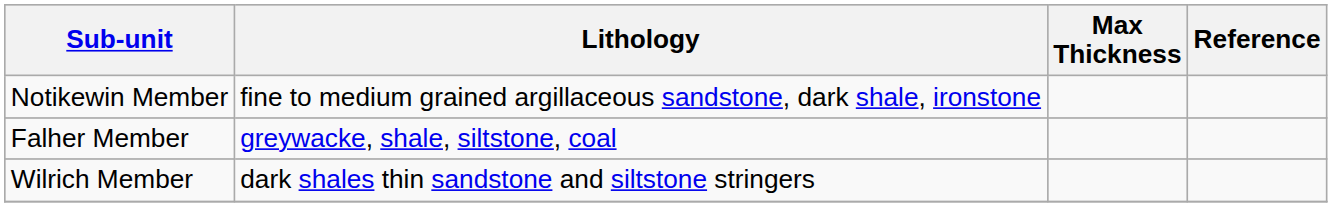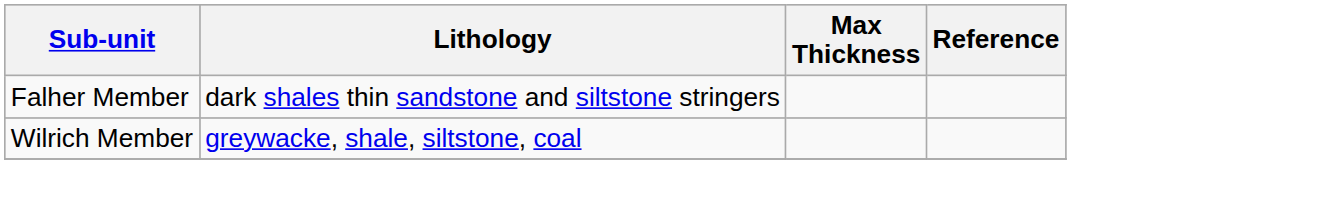- row: (120, 96)
(428, 138) greywacke, shale, siltstone, coal -> (493, 96) dark shales thin sandstone and siltstone stringers
(528, 179) dark shales thin sandstone and siltstone stringers -> (393, 138) greywacke, shale, siltstone, coal
